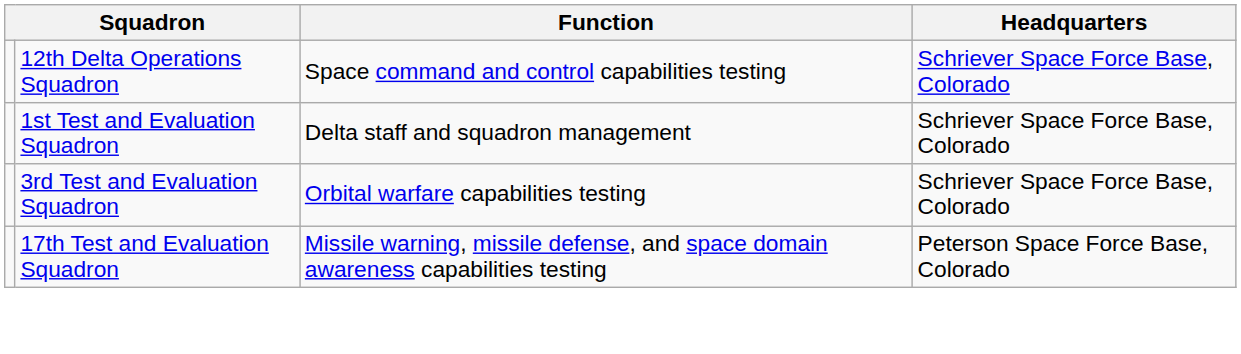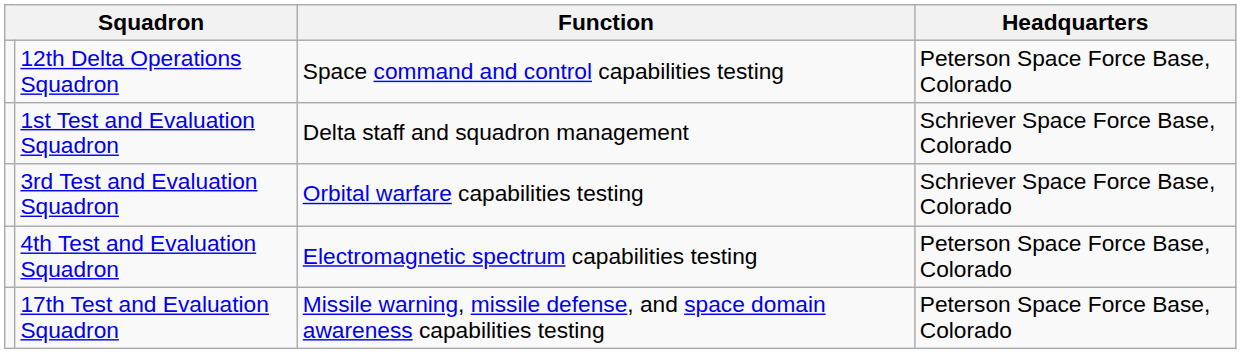(1065, 71) Schriever Space Force Base, Colorado -> (1065, 71) Peterson Space Force Base, Colorado
+ row: (138, 256)
